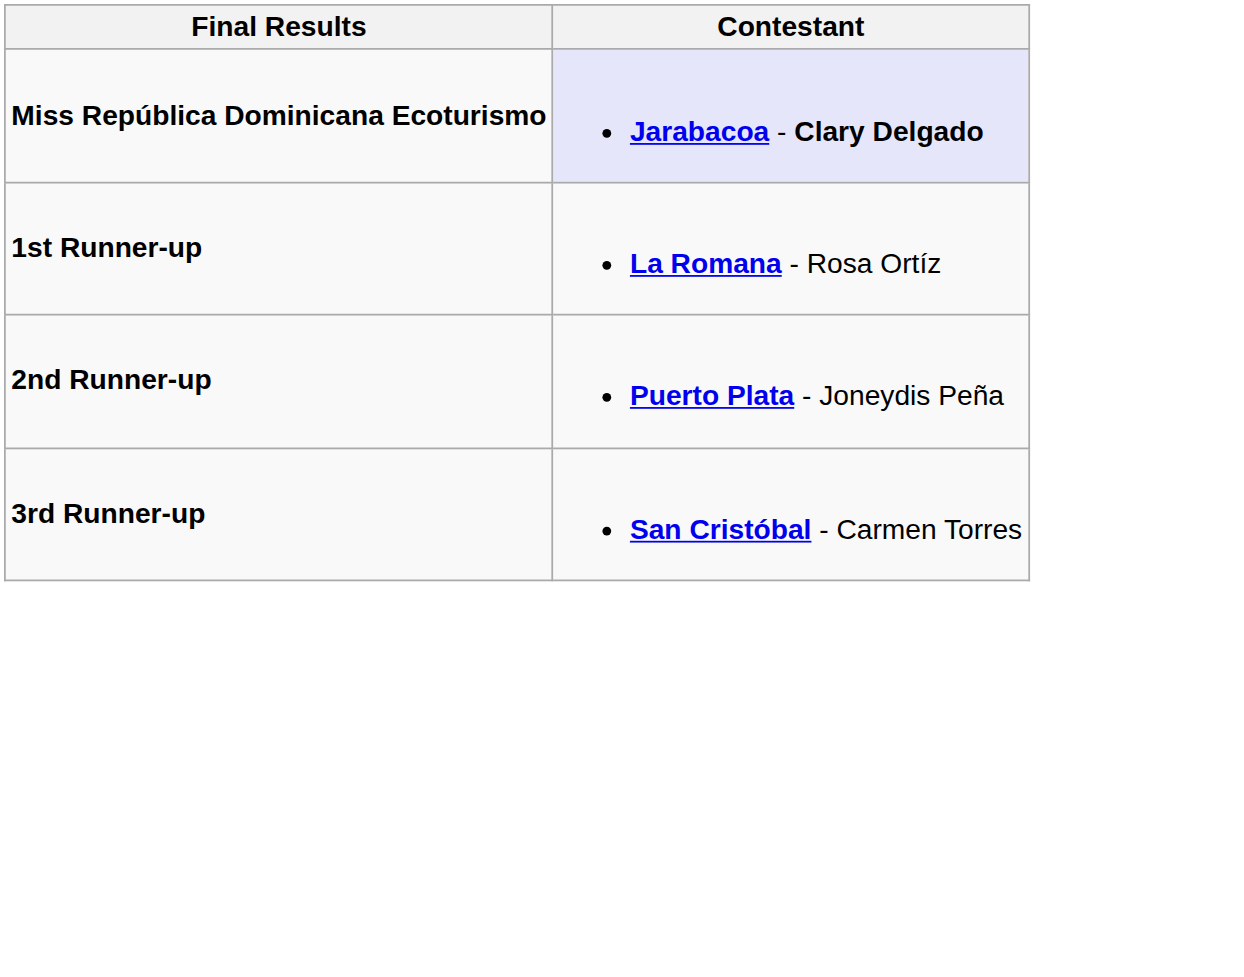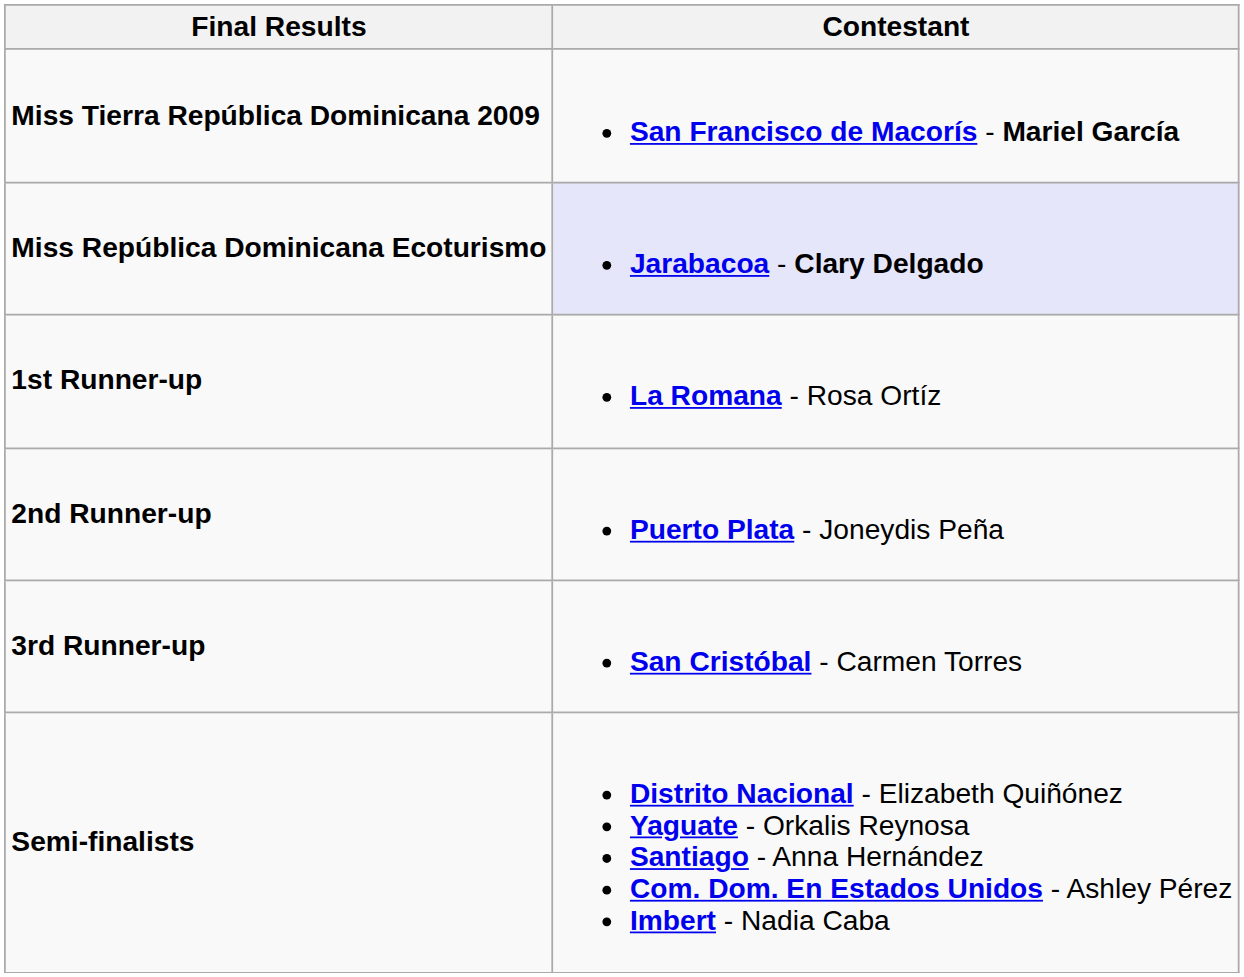+ row: (276, 115)
+ row: (103, 842)
